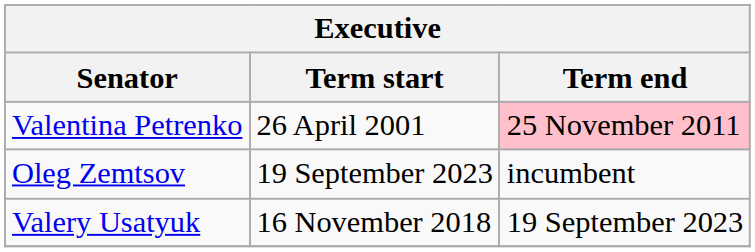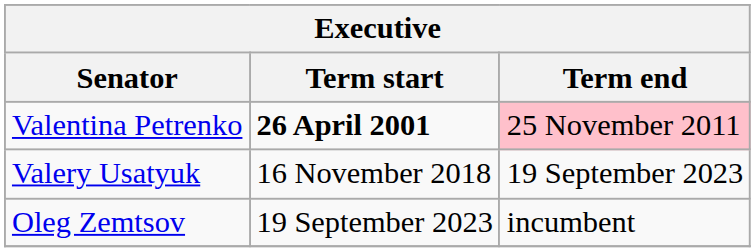(341, 125) normal -> (343, 125) bold
rows swapped: (106, 221) <-> (98, 173)
